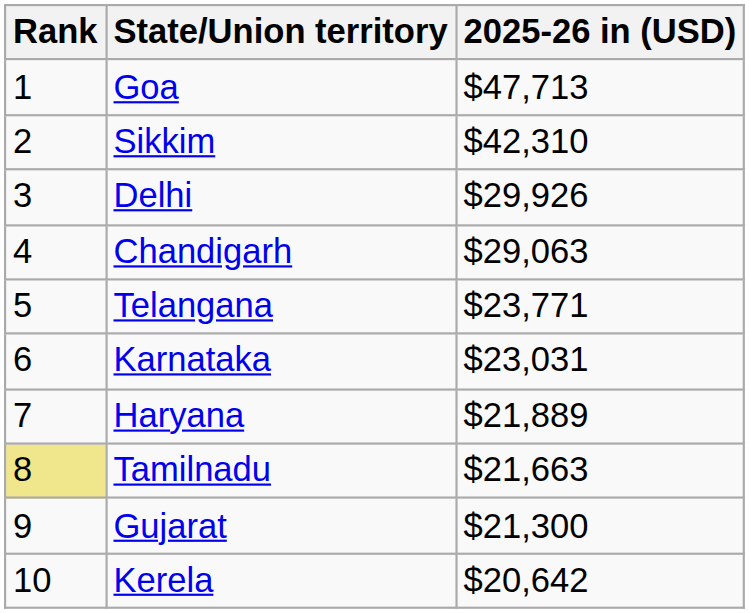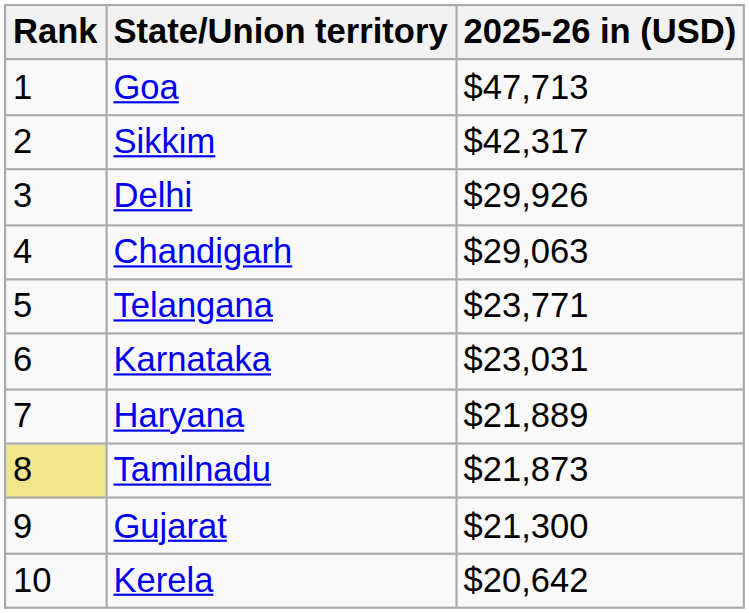(526, 141) $42,310 -> (526, 141) $42,317
(526, 470) $21,663 -> (526, 470) $21,873
